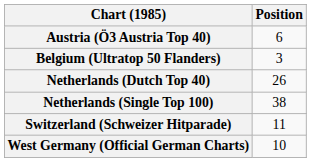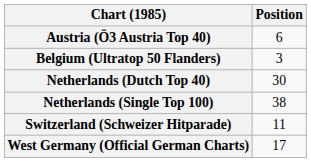(279, 80) 26 -> (279, 80) 30
(279, 146) 10 -> (279, 146) 17
